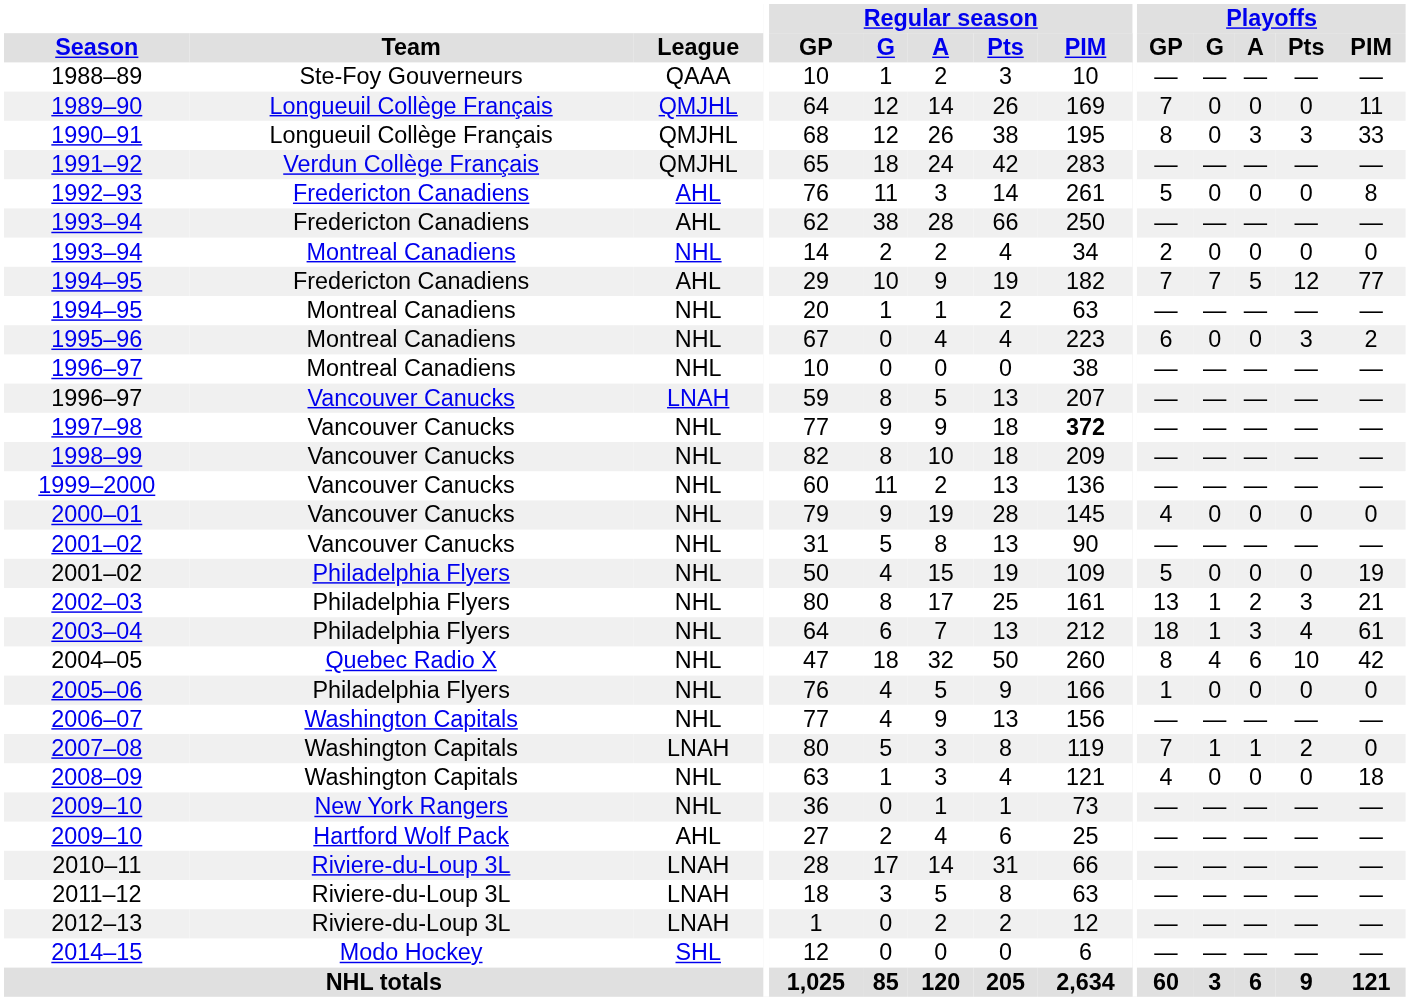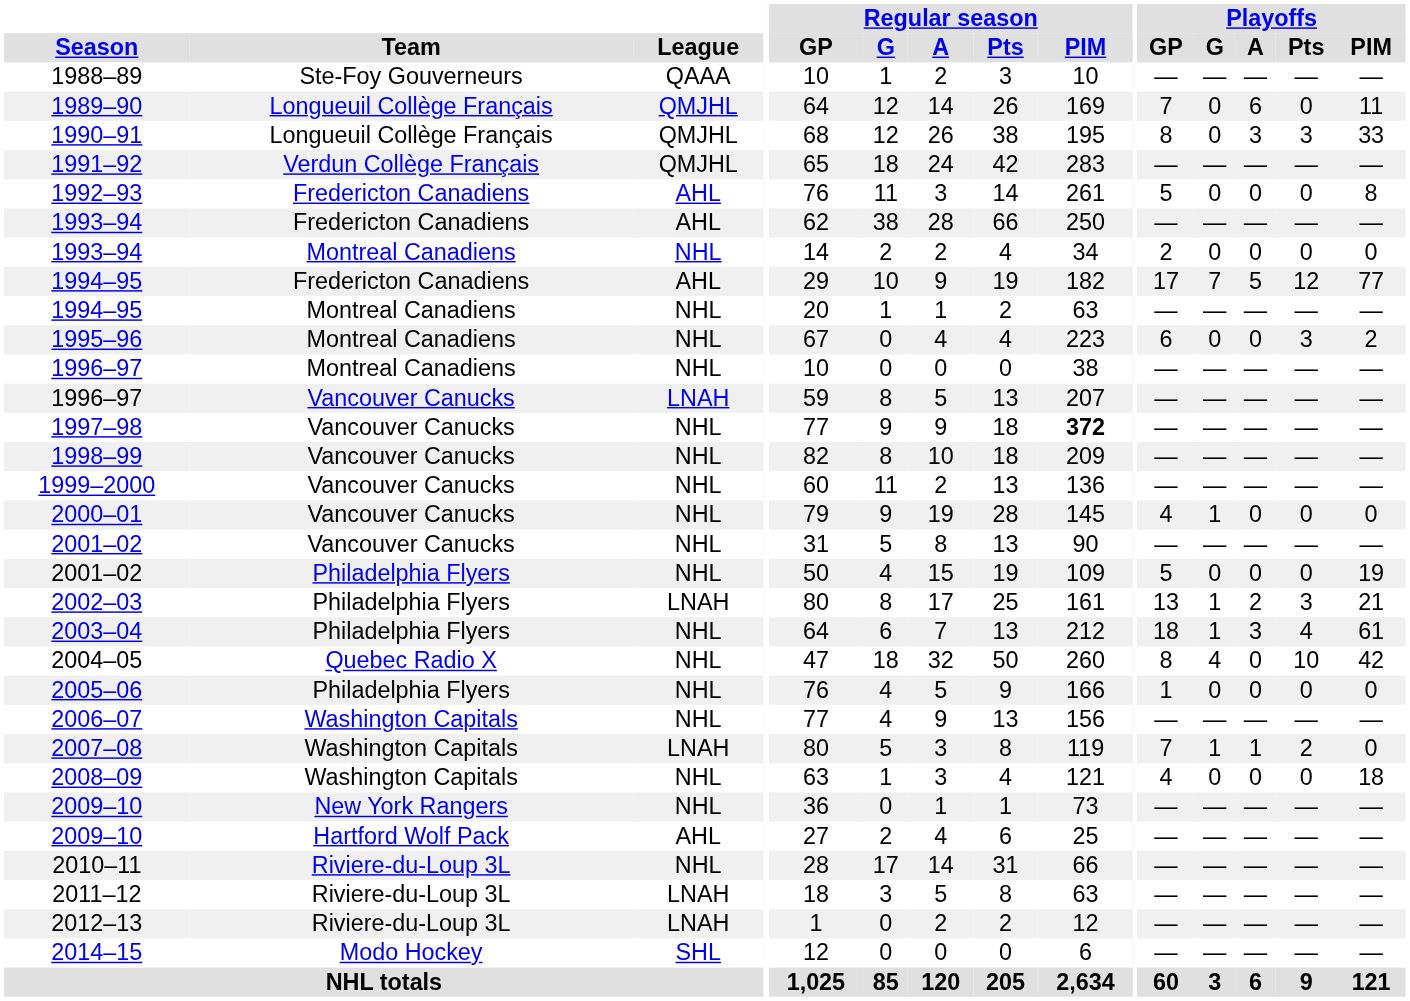(1255, 105) 0 -> (1255, 105) 6
(1166, 281) 7 -> (1166, 281) 17
(1215, 514) 0 -> (1215, 514) 1
(698, 602) NHL -> (698, 602) LNAH
(1255, 660) 6 -> (1255, 660) 0
(698, 865) LNAH -> (698, 865) NHL
